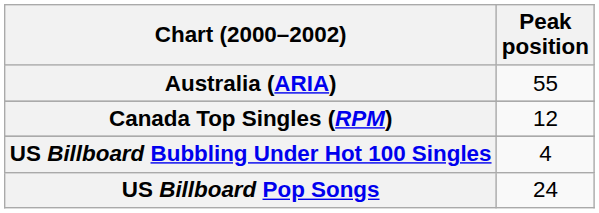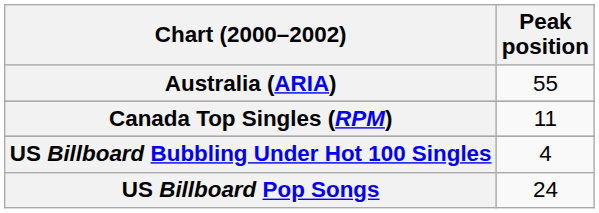(545, 118) 12 -> (545, 118) 11
